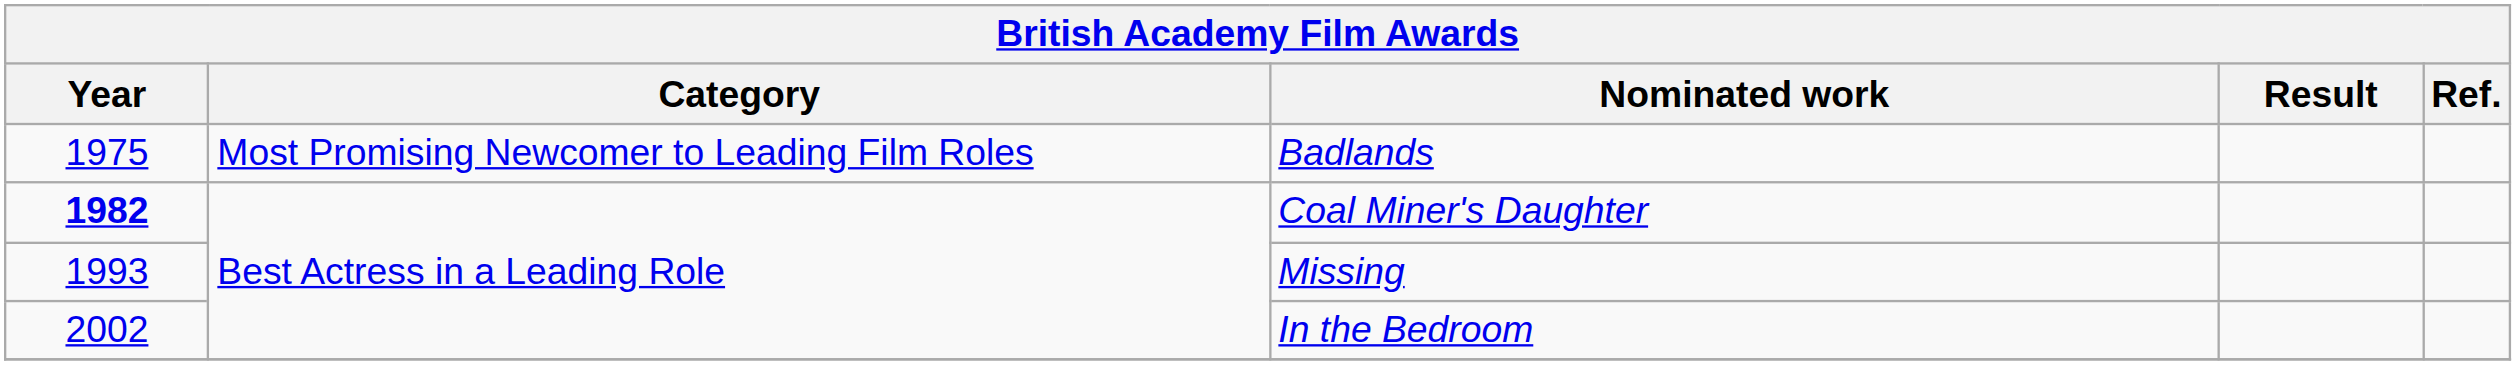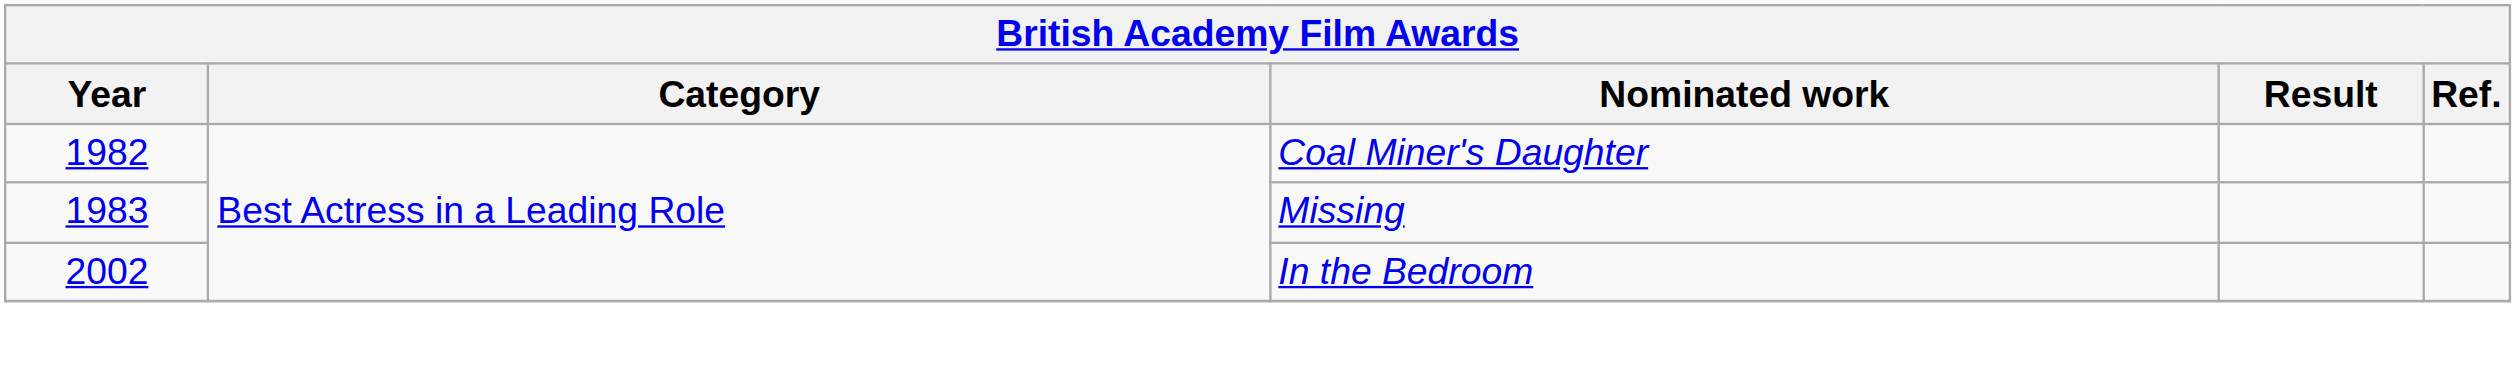- row: (1356, 152)
(107, 211) bold -> (107, 152) normal
(107, 270) 1993 -> (107, 211) 1983
